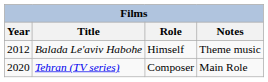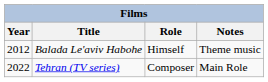(18, 67) 2020 -> (18, 67) 2022
